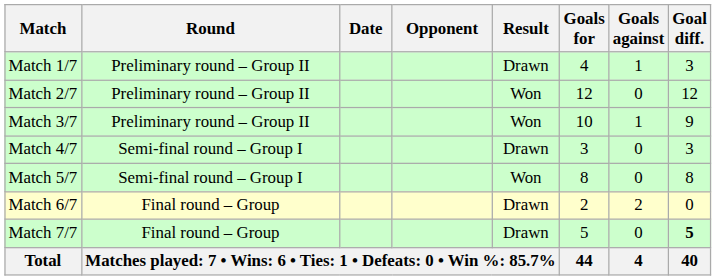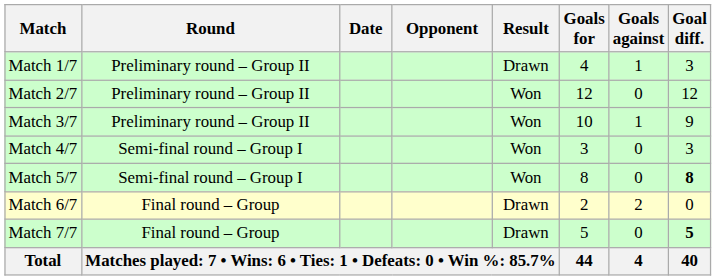(526, 149) Drawn -> (526, 149) Won
(690, 176) normal -> (690, 176) bold
